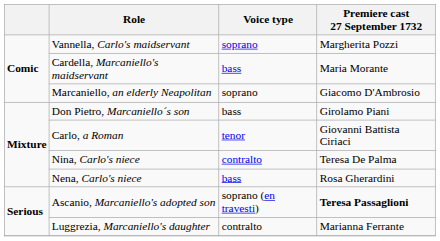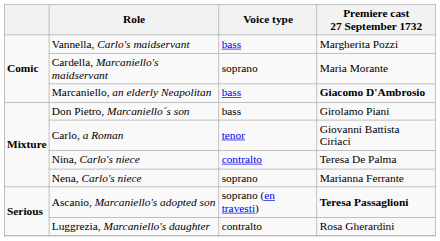(240, 44) soprano -> (231, 44) bass
(231, 68) bass -> (240, 68) soprano
(240, 93) soprano -> (231, 93) bass
(370, 93) normal -> (372, 93) bold
(231, 177) bass -> (240, 177) soprano
(357, 177) Rosa Gherardini -> (362, 177) Marianna Ferrante
(362, 226) Marianna Ferrante -> (357, 226) Rosa Gherardini
